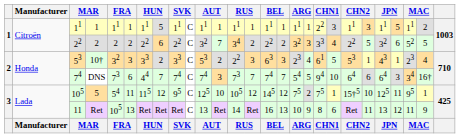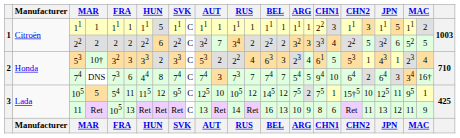(252, 60) 3 -> (252, 60) 4
(161, 76) 7 -> (161, 76) 8
(368, 76) 6 -> (368, 76) 2
